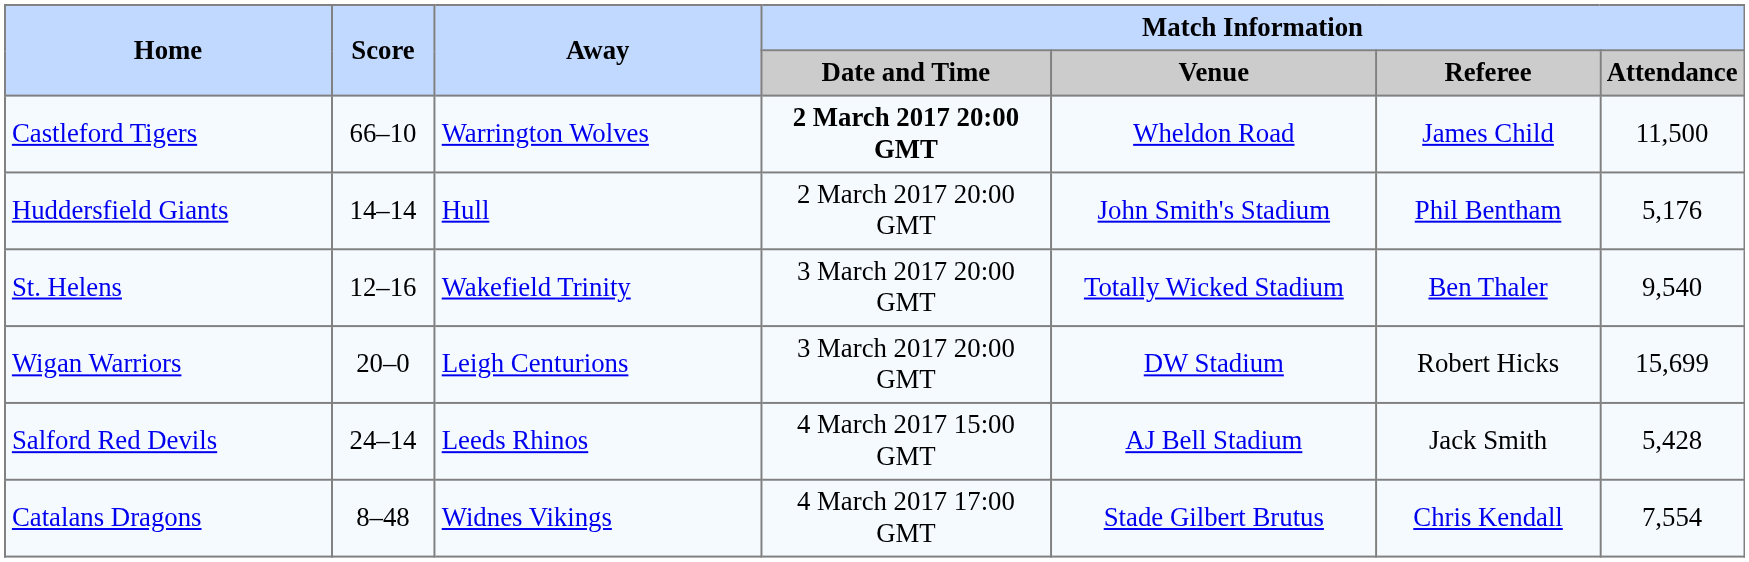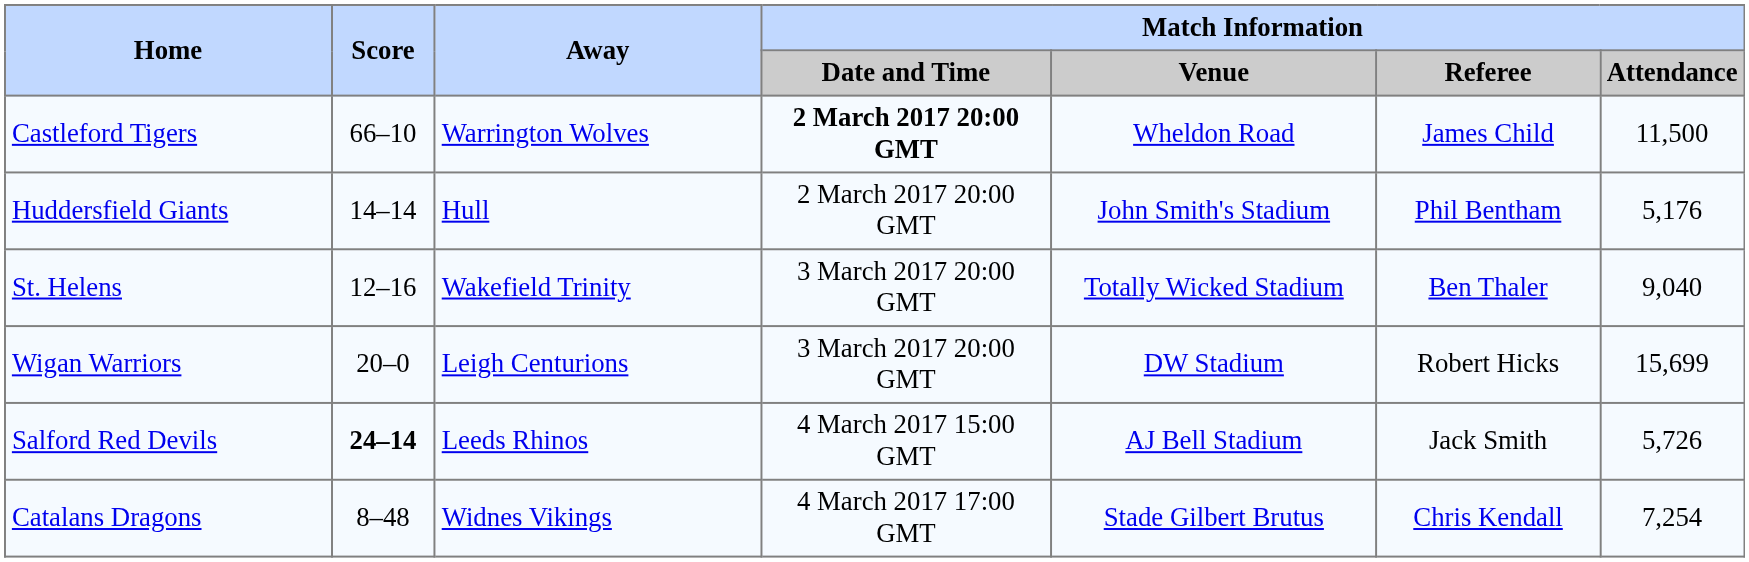(1672, 287) 9,540 -> (1672, 287) 9,040
(383, 440) normal -> (383, 440) bold
(1672, 440) 5,428 -> (1672, 440) 5,726
(1672, 517) 7,554 -> (1672, 517) 7,254
